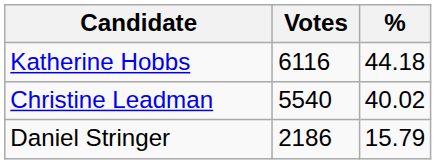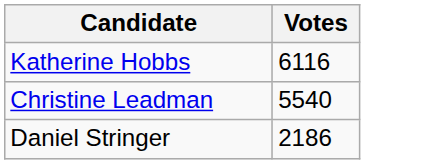- column: (395, 23)
